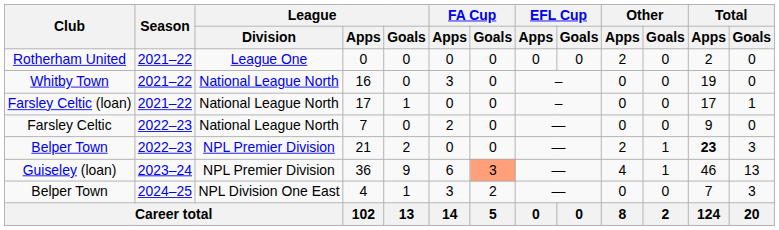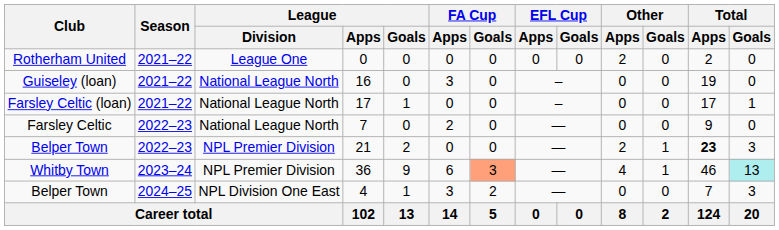(70, 81) Whitby Town -> (70, 81) Guiseley (loan)
(70, 170) Guiseley (loan) -> (70, 170) Whitby Town
(752, 170) no background -> (752, 170) paleturquoise background
